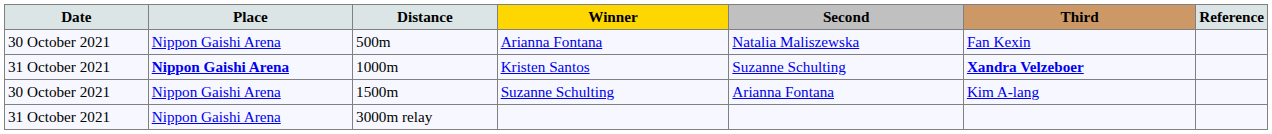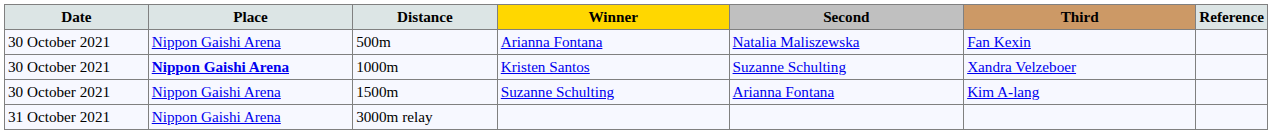(59, 66) 31 October 2021 -> (59, 66) 30 October 2021
(1025, 66) bold -> (1022, 66) normal
